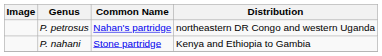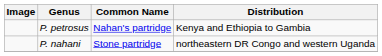(275, 28) northeastern DR Congo and western Uganda -> (243, 28) Kenya and Ethiopia to Gambia
(243, 43) Kenya and Ethiopia to Gambia -> (275, 43) northeastern DR Congo and western Uganda
